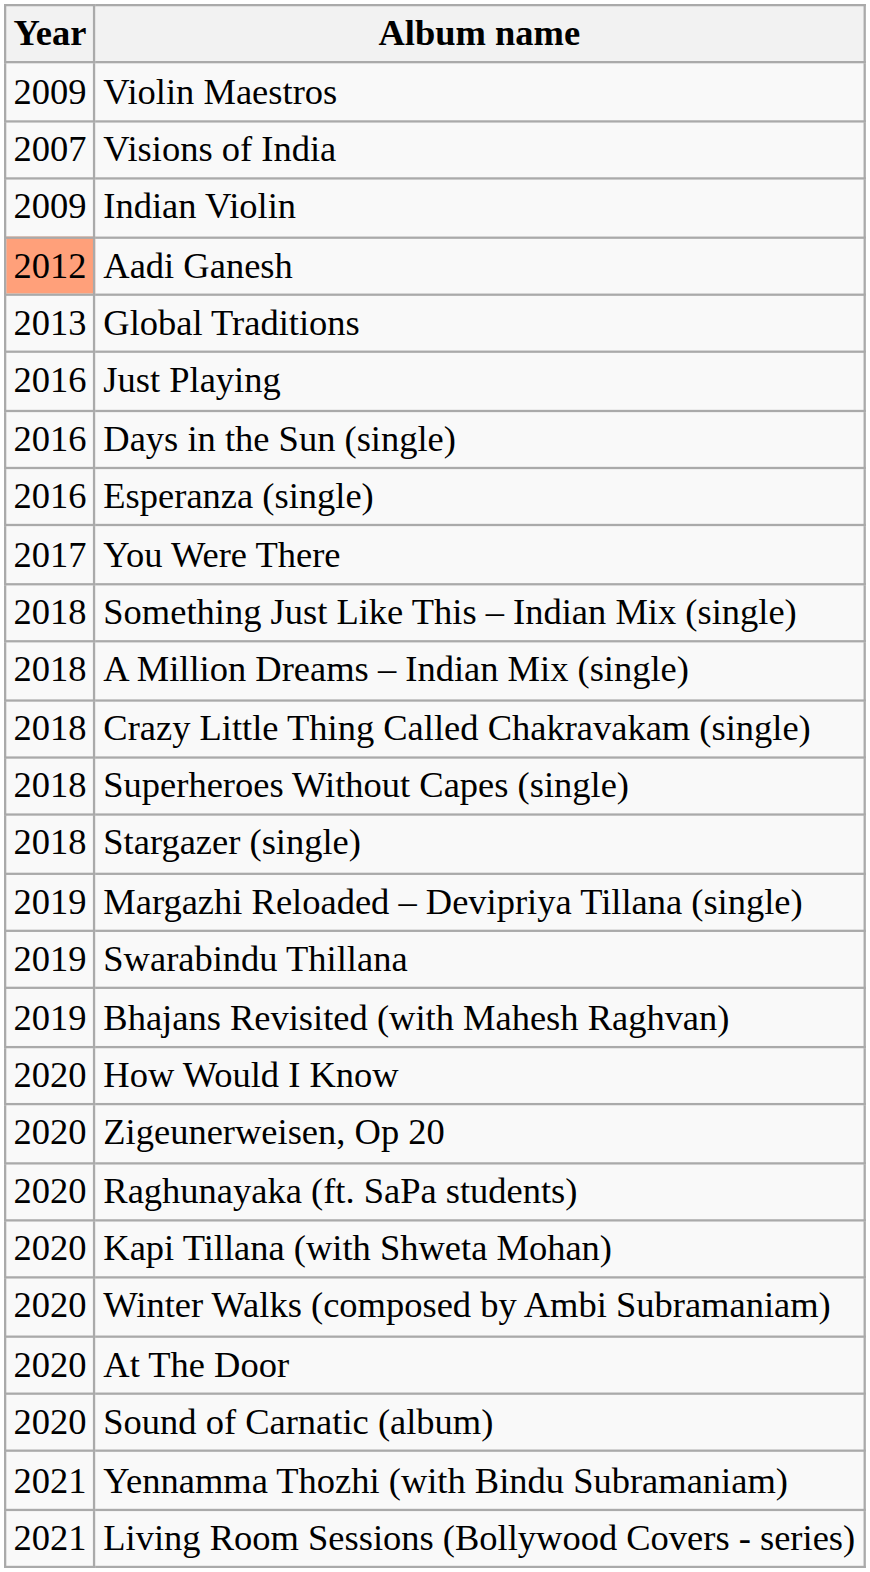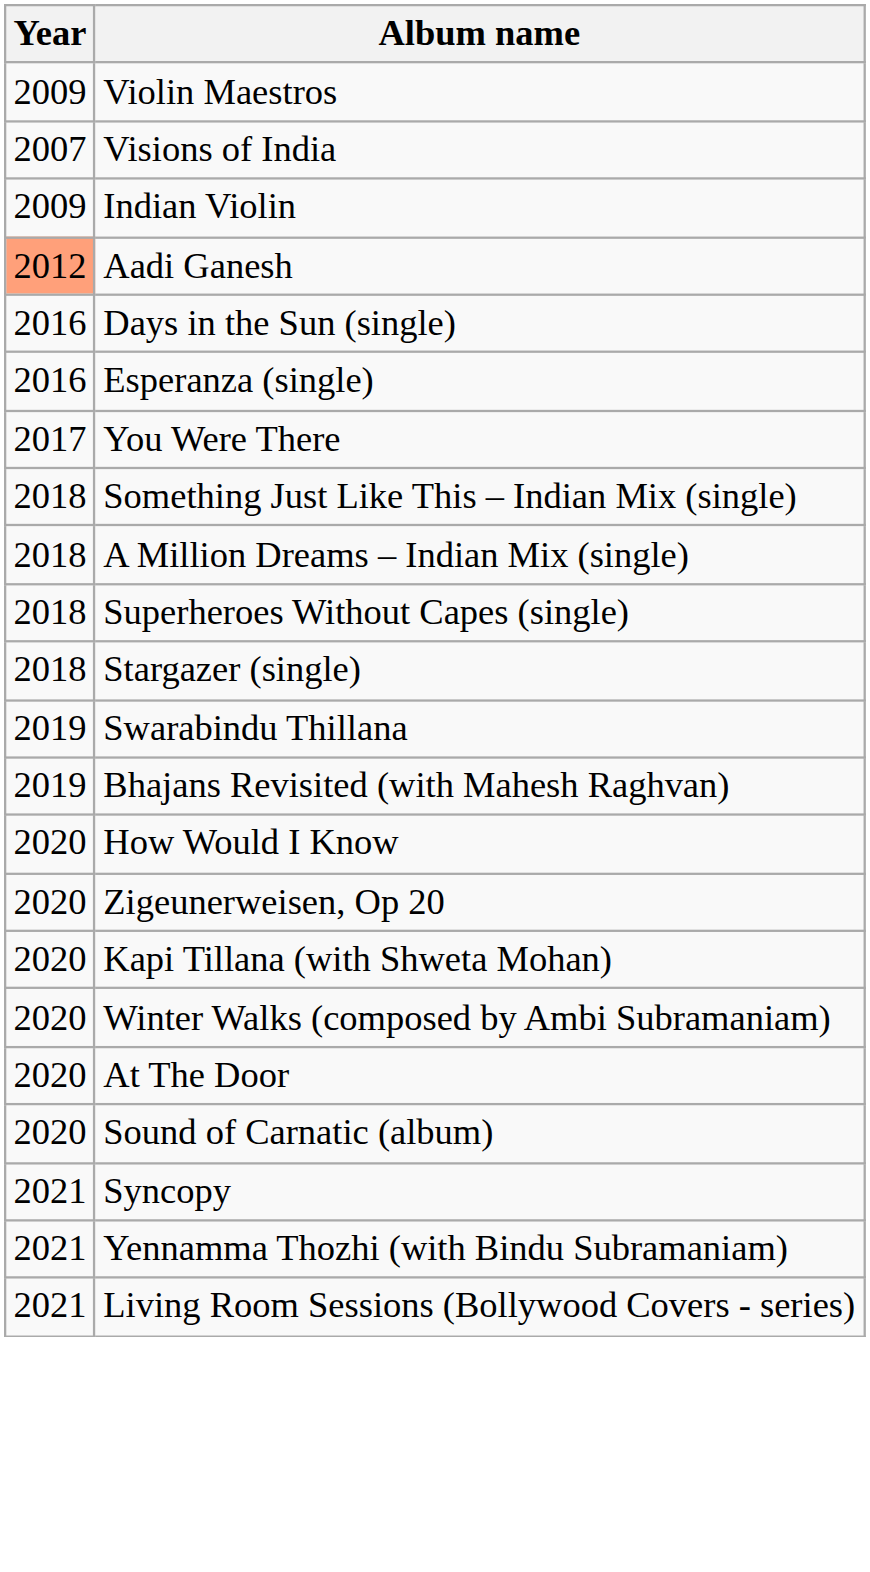- row: (232, 322)
- row: (192, 380)
- row: (457, 727)
- row: (453, 901)
- row: (340, 1190)
+ row: (167, 1190)
